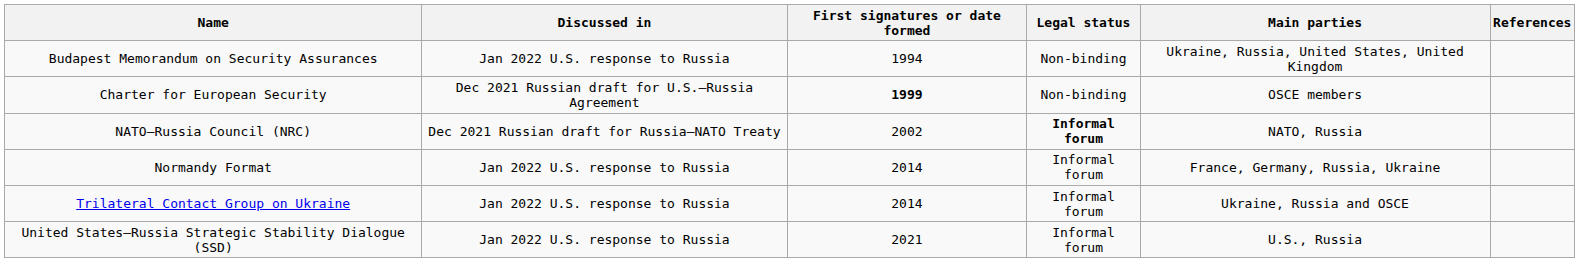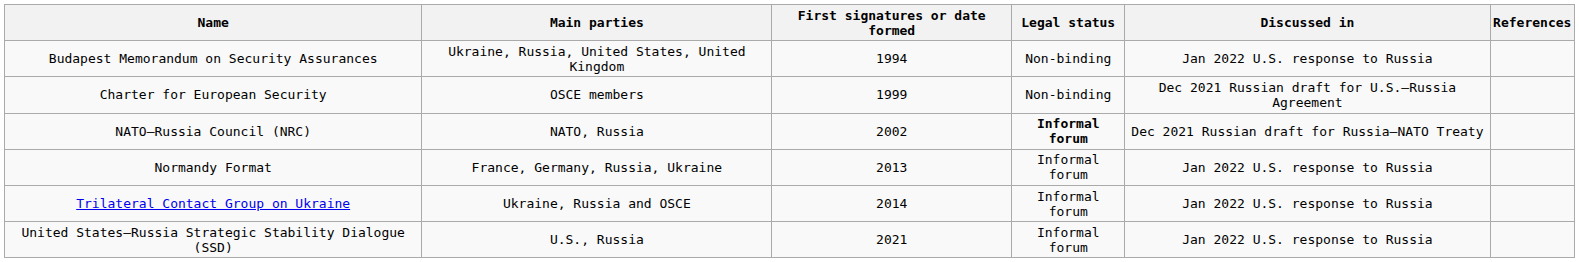columns swapped: (1315, 23) <-> (604, 23)
(907, 95) bold -> (892, 95) normal
(907, 167) 2014 -> (892, 167) 2013
